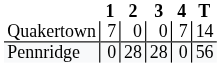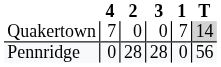columns swapped: (110, 11) <-> (182, 11)
(205, 31) no background -> (205, 31) lightgrey background
